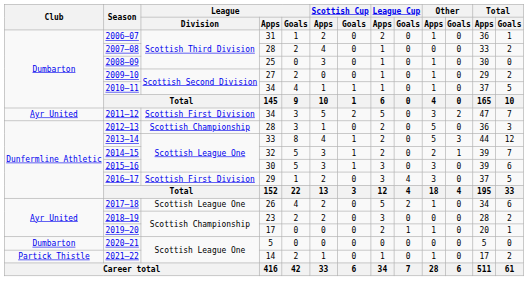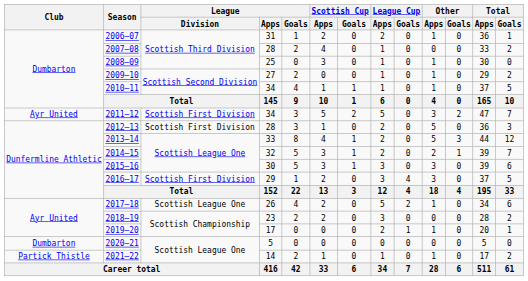(200, 127) Scottish Championship -> (200, 127) Scottish First Division
